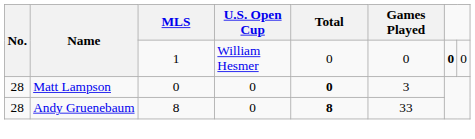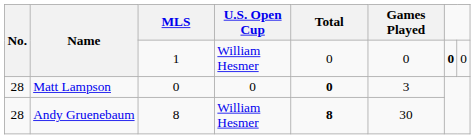(253, 108) 0 -> (239, 115) William Hesmer
(406, 108) 33 -> (406, 115) 30
